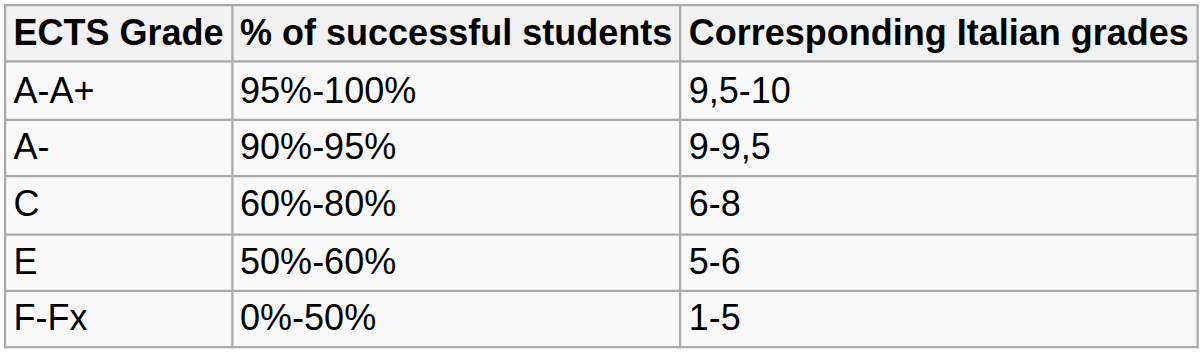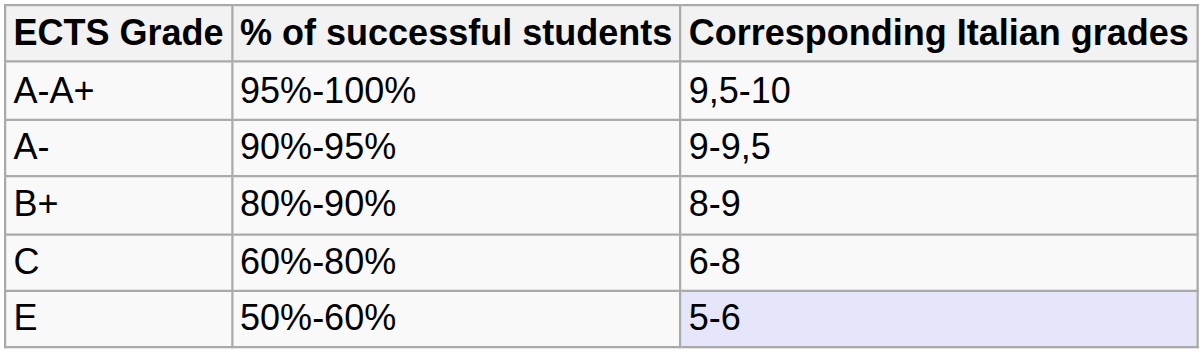+ row: (36, 204)
(715, 261) no background -> (715, 318) lavender background
- row: (50, 318)
